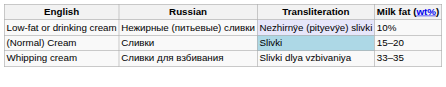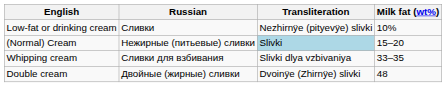(188, 27) Нежирные (питьевые) сливки -> (138, 27) Сливки
(316, 27) lavender background -> (316, 27) no background
(138, 43) Сливки -> (188, 43) Нежирные (питьевые) сливки
+ row: (37, 74)
